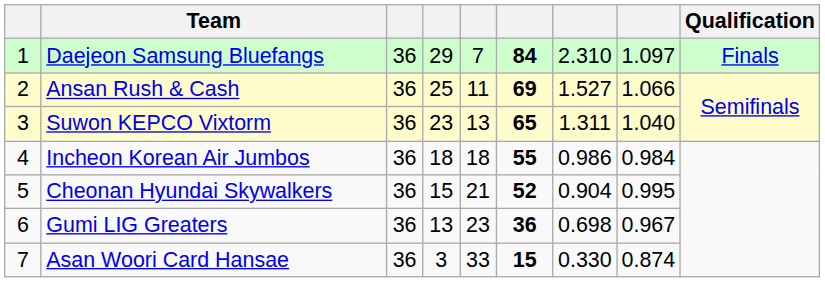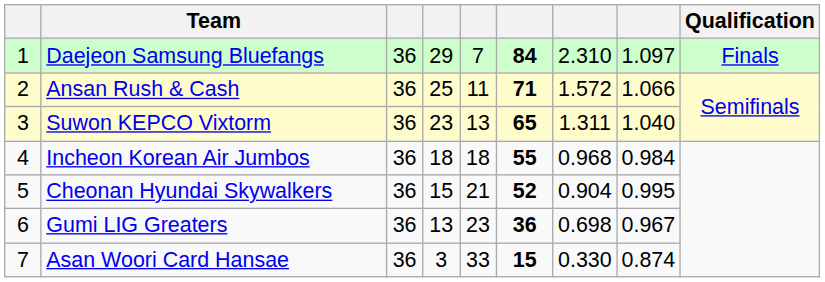(525, 89) 69 -> (525, 89) 71
(585, 89) 1.527 -> (585, 89) 1.572
(585, 157) 0.986 -> (585, 157) 0.968
